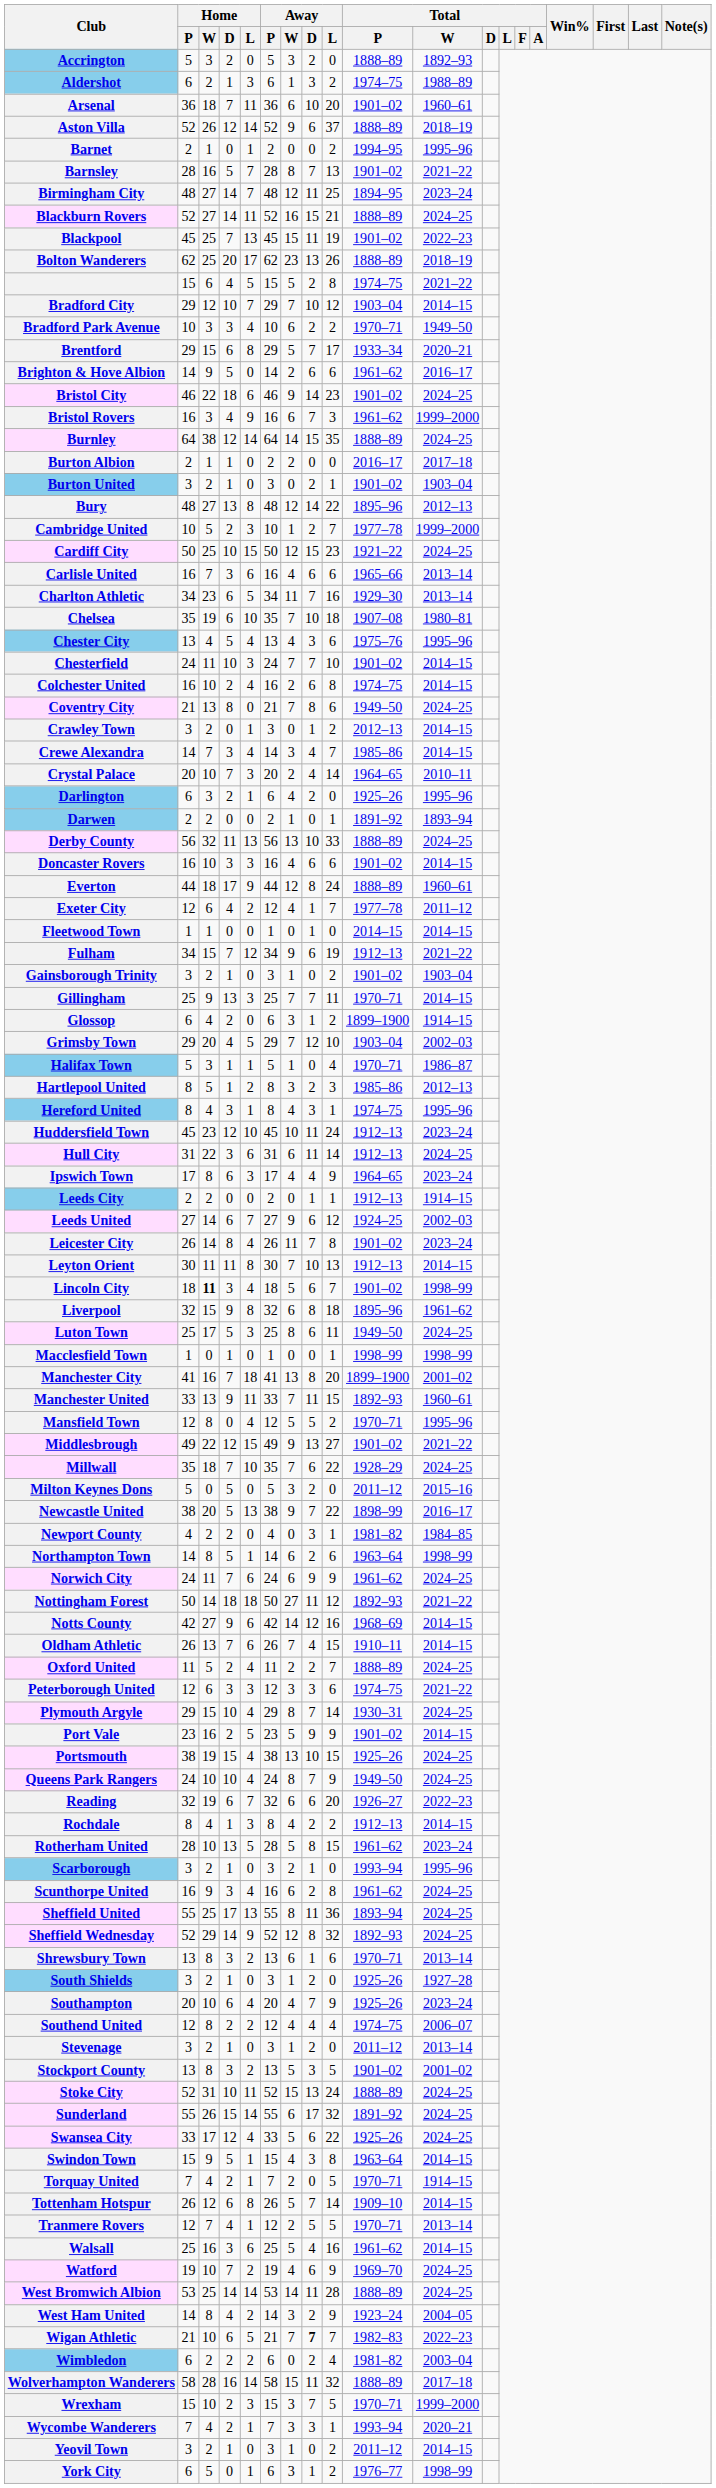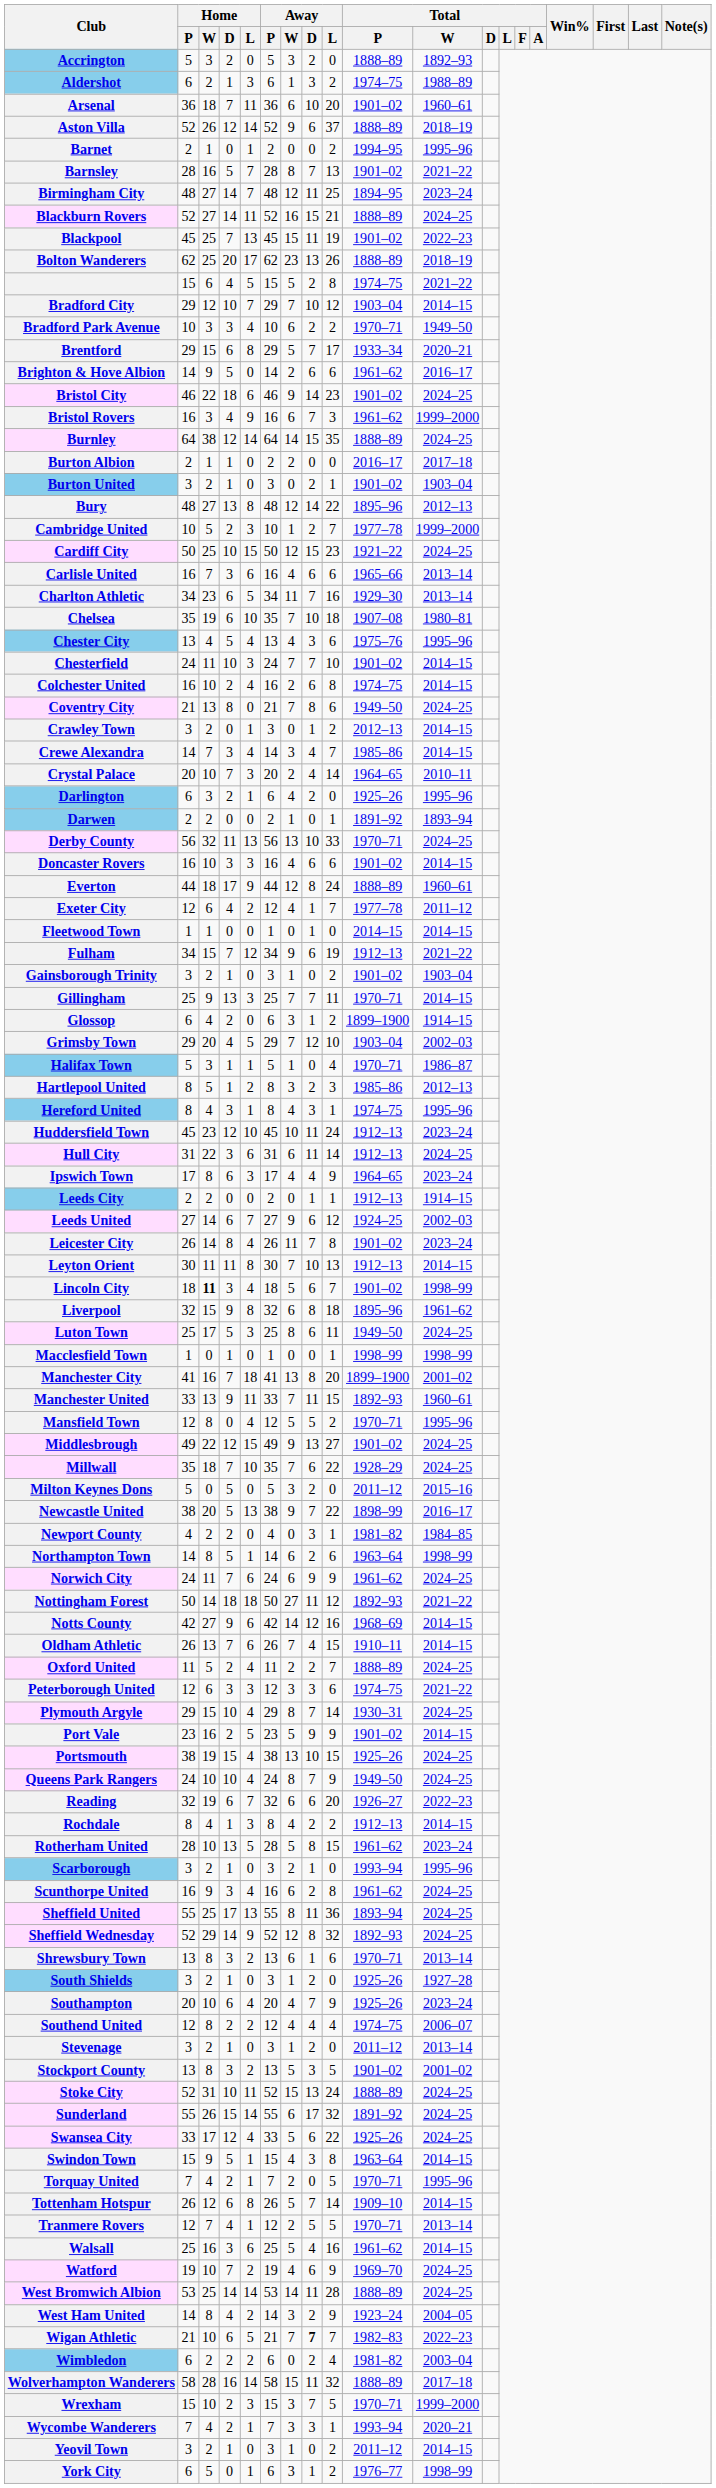(378, 841) 1888–89 -> (378, 841) 1970–71
(448, 1444) 2021–22 -> (448, 1444) 2024–25
(448, 2181) 1914–15 -> (448, 2181) 1995–96
